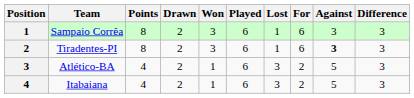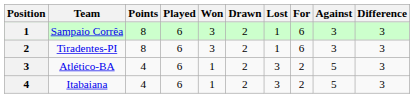columns swapped: (245, 13) <-> (180, 13)
(334, 48) bold -> (334, 48) normal
